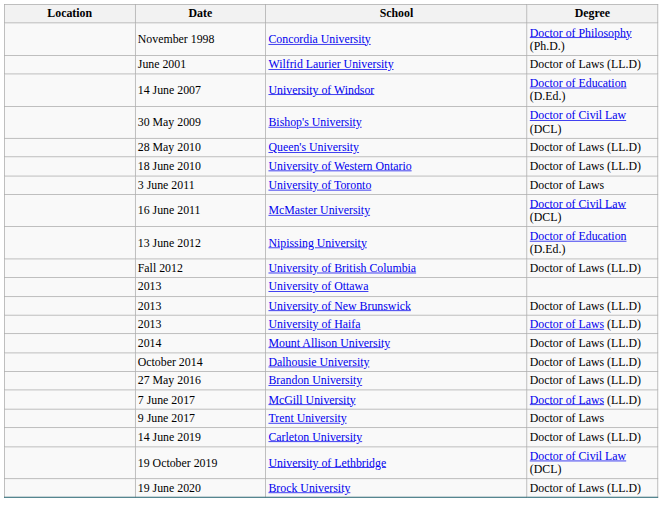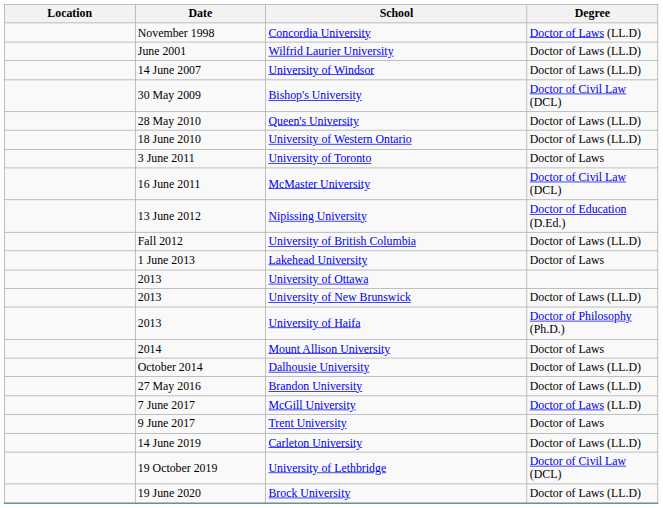(581, 39) Doctor of Philosophy (Ph.D.) -> (585, 32) Doctor of Laws (LL.D)
(578, 90) Doctor of Education (D.Ed.) -> (585, 70) Doctor of Laws (LL.D)
+ row: (318, 260)
(585, 324) Doctor of Laws (LL.D) -> (581, 323) Doctor of Philosophy (Ph.D.)
(585, 343) Doctor of Laws (LL.D) -> (567, 348) Doctor of Laws
